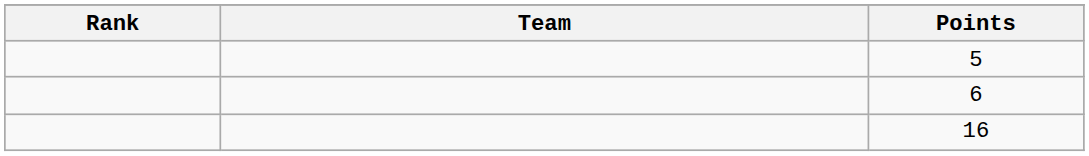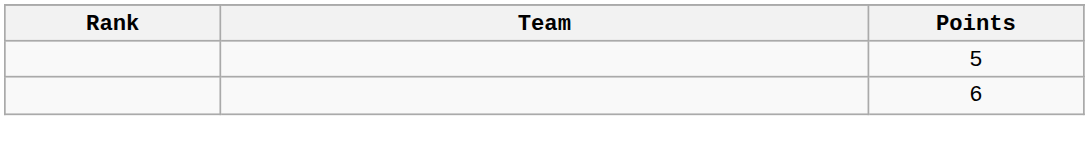- row: (976, 132)
